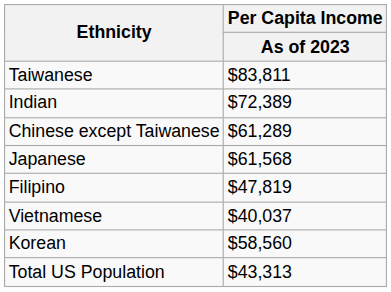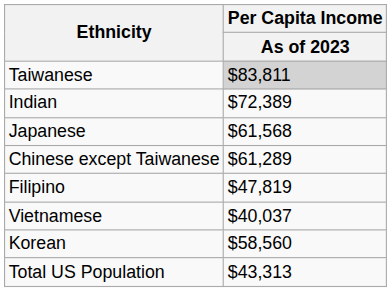(259, 74) no background -> (259, 74) lightgrey background
rows swapped: (47, 159) <-> (114, 131)
